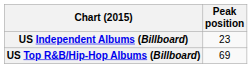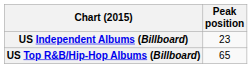(225, 55) 69 -> (225, 55) 65
